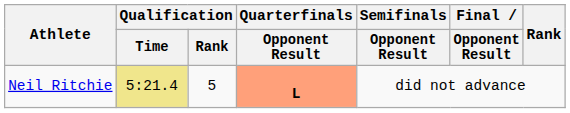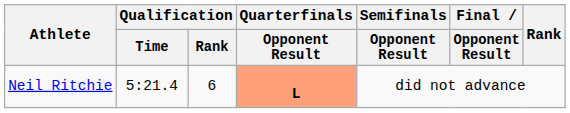(152, 86) khaki background -> (152, 86) no background
(212, 86) 5 -> (212, 86) 6
